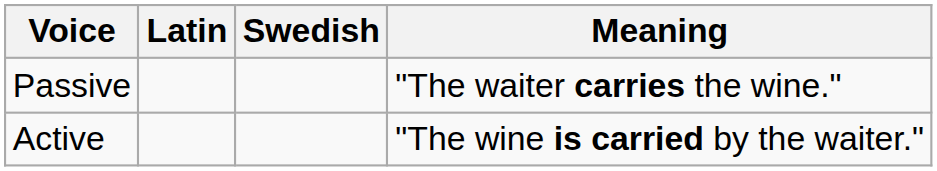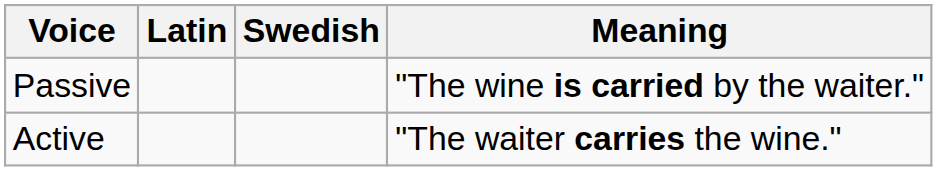(618, 84) "The waiter carries the wine." -> (660, 84) "The wine is carried by the waiter."
(660, 138) "The wine is carried by the waiter." -> (618, 138) "The waiter carries the wine."
